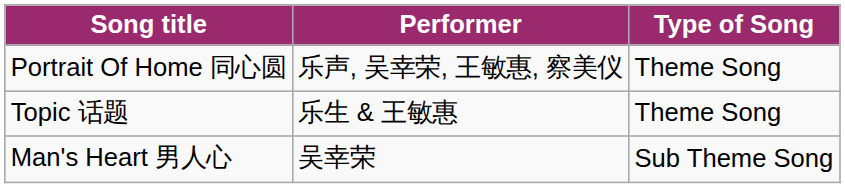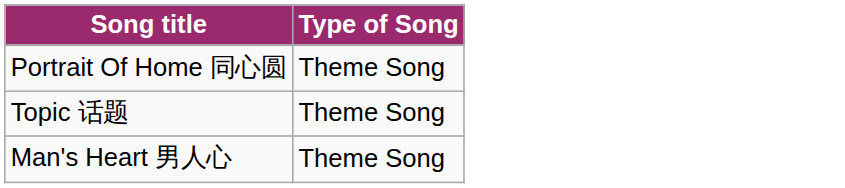- column: (461, 24)
(734, 158) Sub Theme Song -> (372, 158) Theme Song
